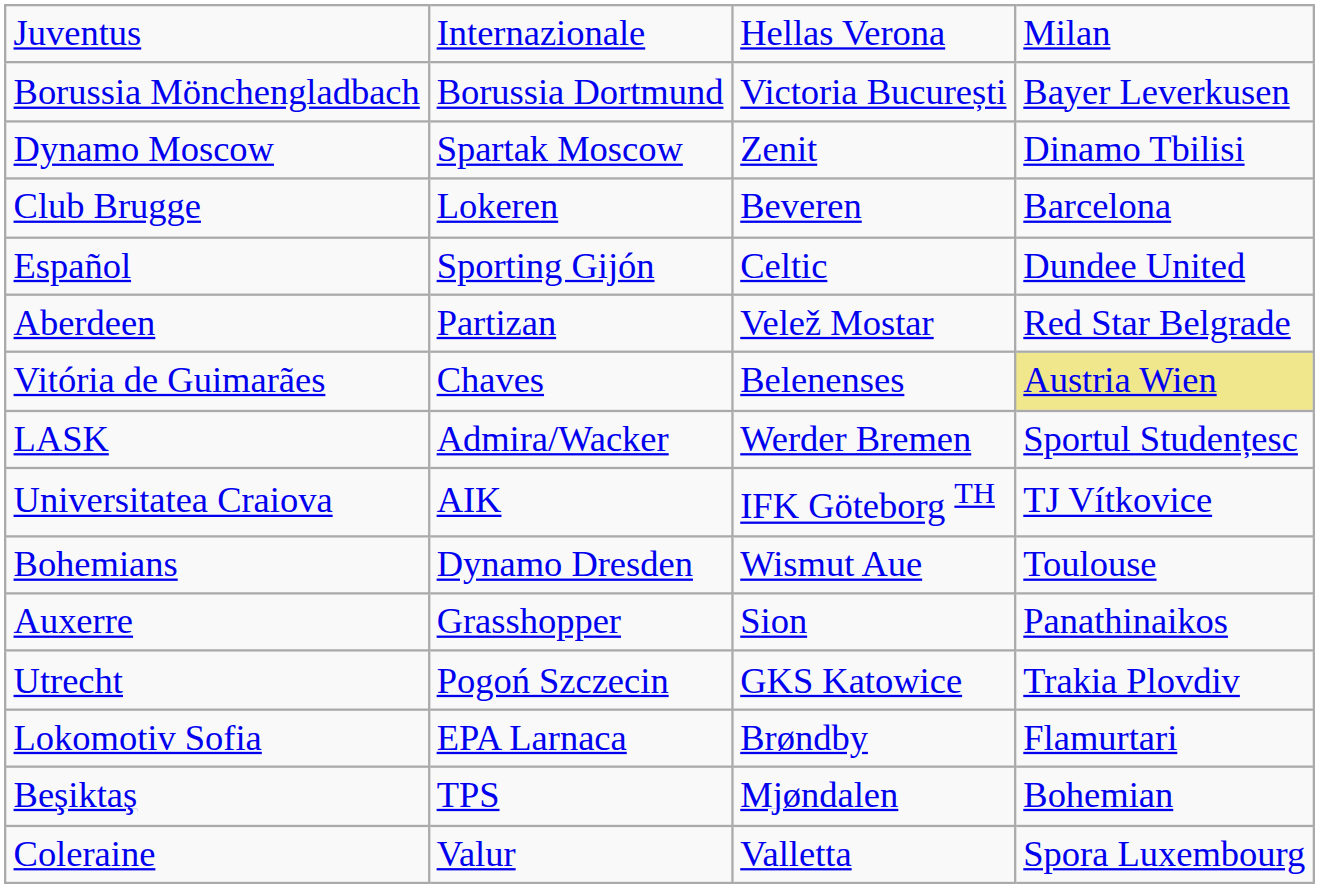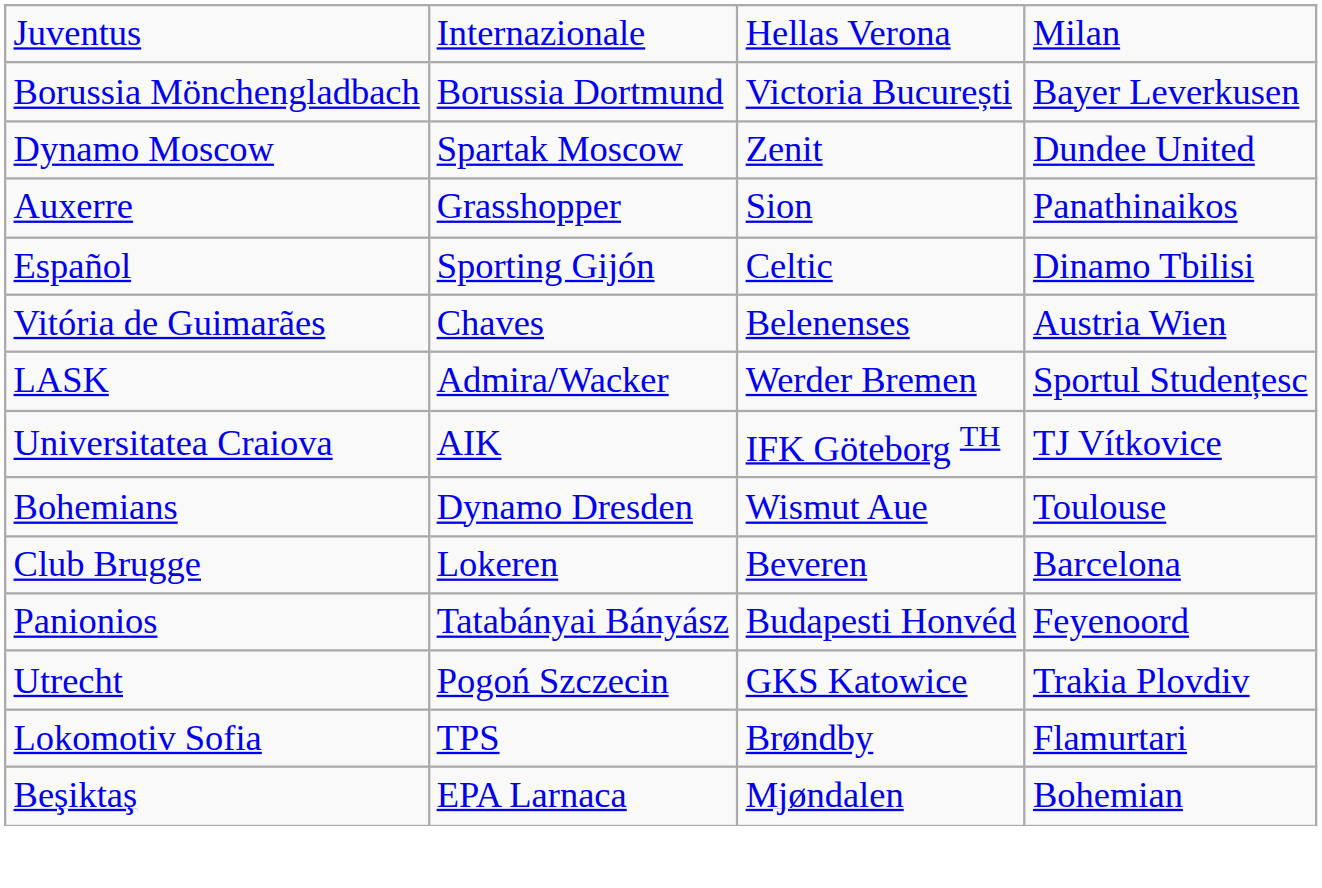(1134, 149) Dinamo Tbilisi -> (1144, 149) Dundee United
rows swapped: (107, 206) <-> (73, 621)
(1134, 264) Dundee United -> (1144, 264) Dinamo Tbilisi
- row: (84, 322)
(1120, 380) khaki background -> (1130, 322) no background
+ row: (86, 621)
(532, 737) EPA Larnaca -> (468, 737) TPS
(468, 795) TPS -> (532, 795) EPA Larnaca
- row: (84, 853)
